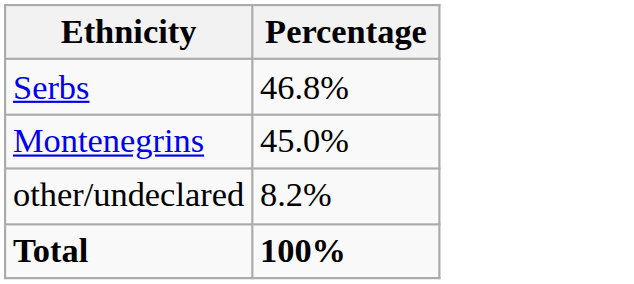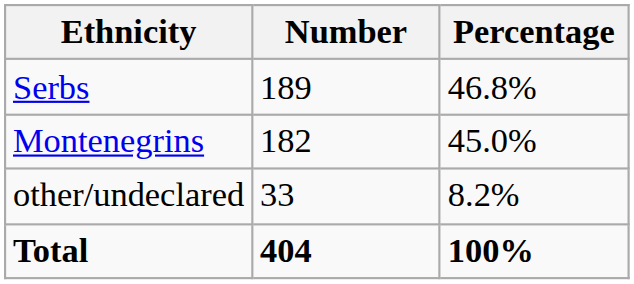+ column: (346, 31)
